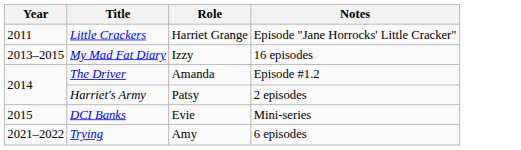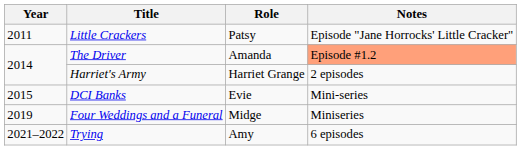(210, 34) Harriet Grange -> (242, 34) Patsy
- row: (118, 54)
(287, 74) no background -> (343, 54) lightsalmon background
(185, 94) Patsy -> (267, 74) Harriet Grange
+ row: (146, 114)
